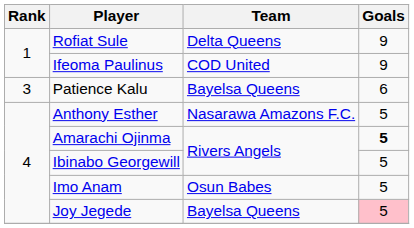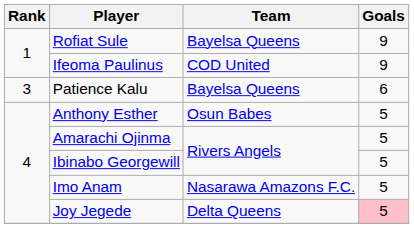(234, 41) Delta Queens -> (243, 41) Bayelsa Queens
(271, 114) Nasarawa Amazons F.C. -> (229, 114) Osun Babes
(384, 138) bold -> (384, 138) normal
(229, 187) Osun Babes -> (271, 187) Nasarawa Amazons F.C.
(243, 211) Bayelsa Queens -> (234, 211) Delta Queens
